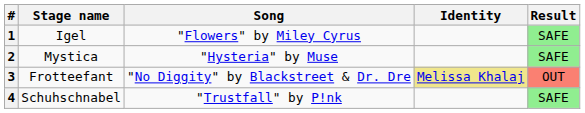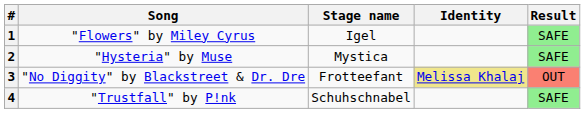columns swapped: (71, 15) <-> (269, 15)
